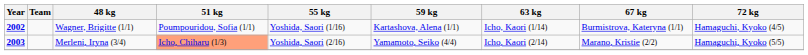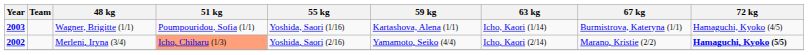(16, 27) 2002 -> (16, 27) 2003
(16, 42) 2003 -> (16, 42) 2002
(739, 42) normal -> (740, 42) bold
